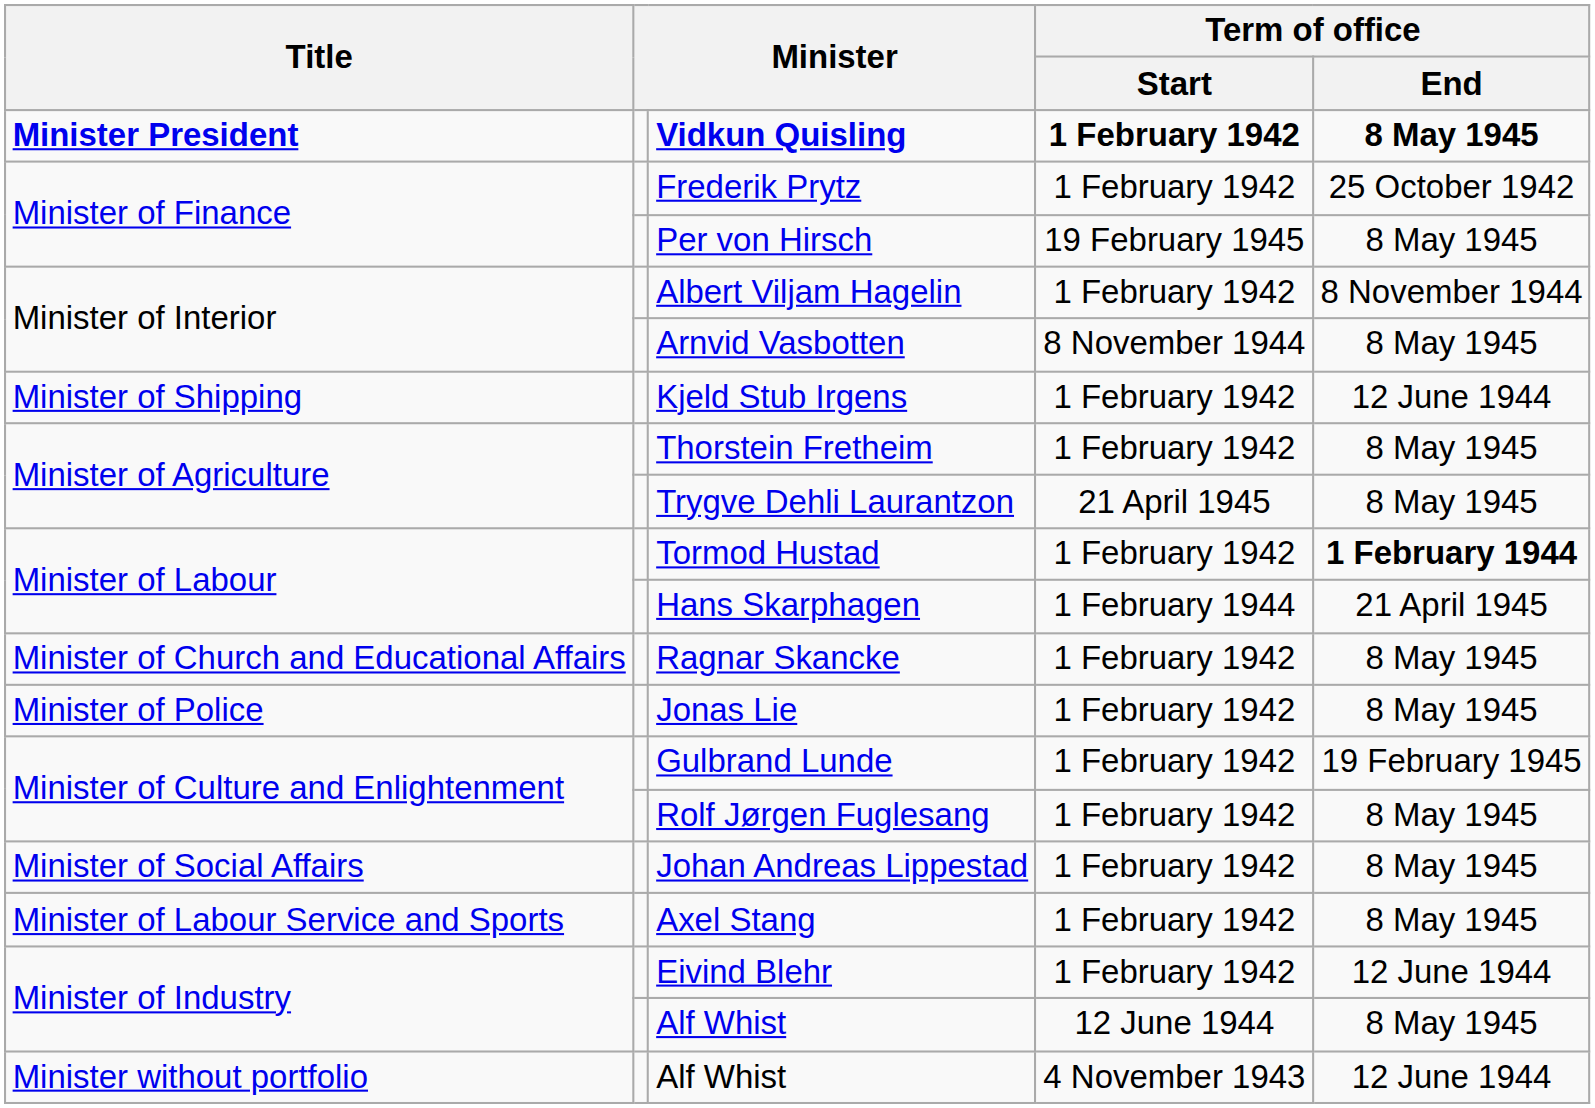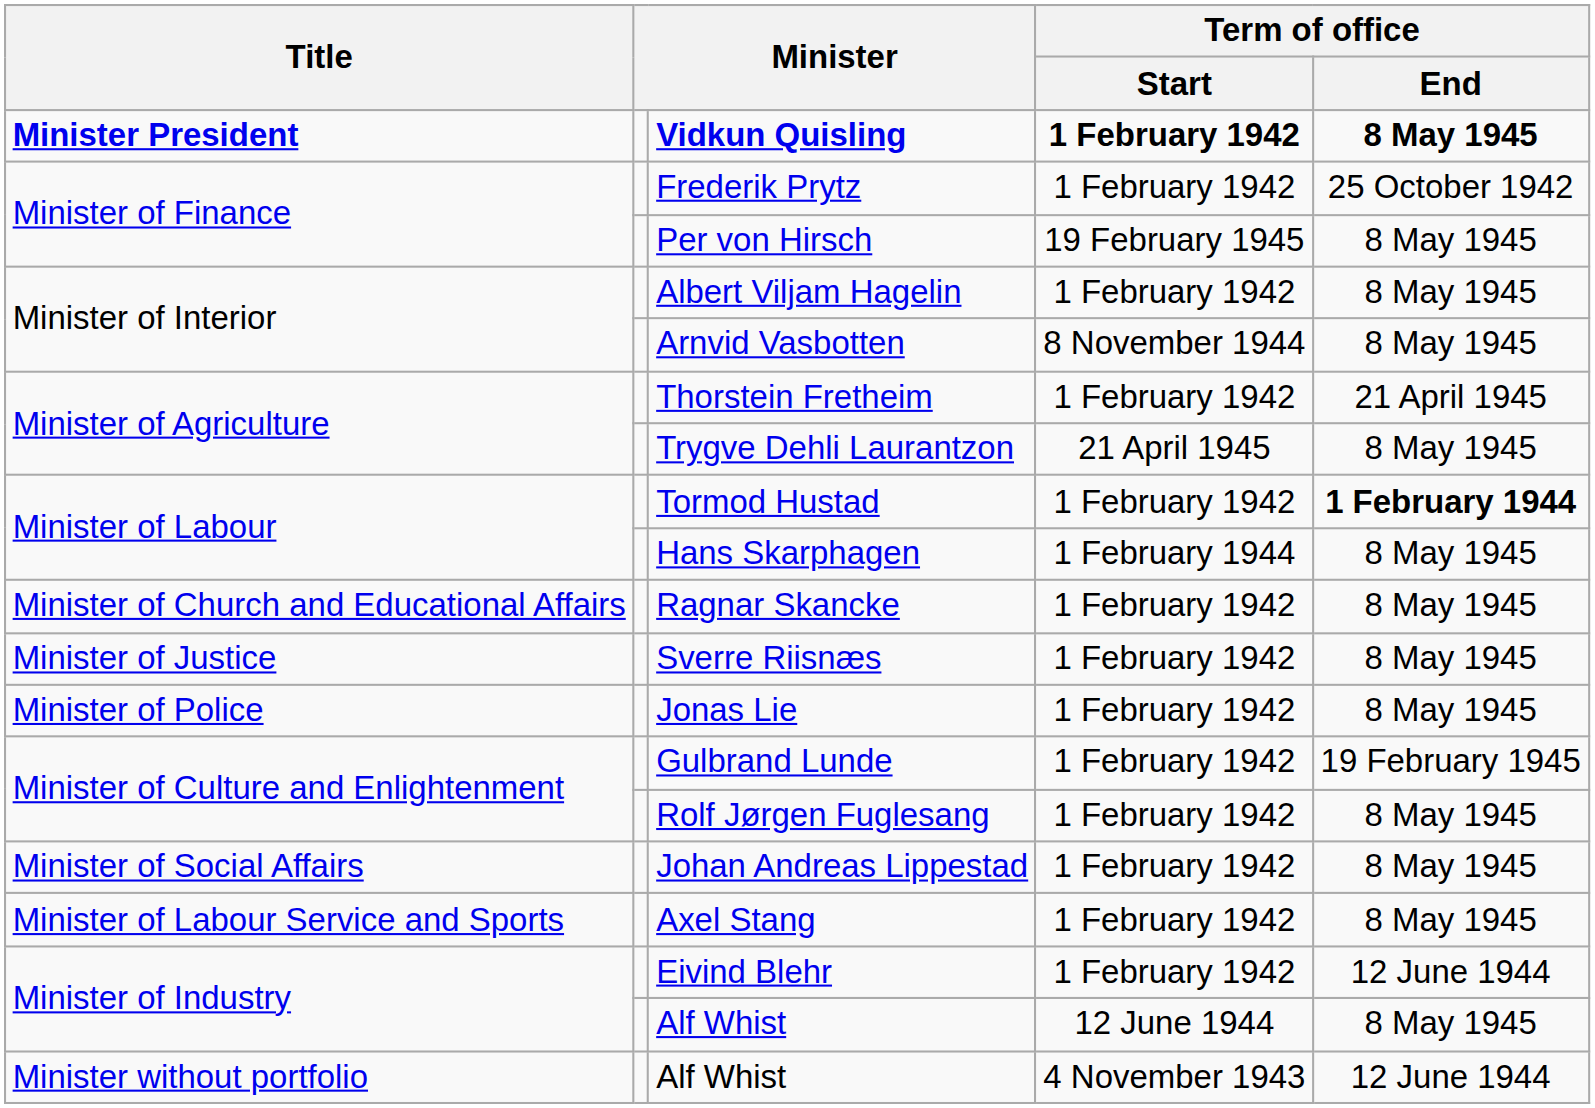(1452, 291) 8 November 1944 -> (1451, 291) 8 May 1945
- row: (157, 396)
(1452, 448) 8 May 1945 -> (1451, 396) 21 April 1945
(1452, 605) 21 April 1945 -> (1451, 553) 8 May 1945
+ row: (145, 657)
